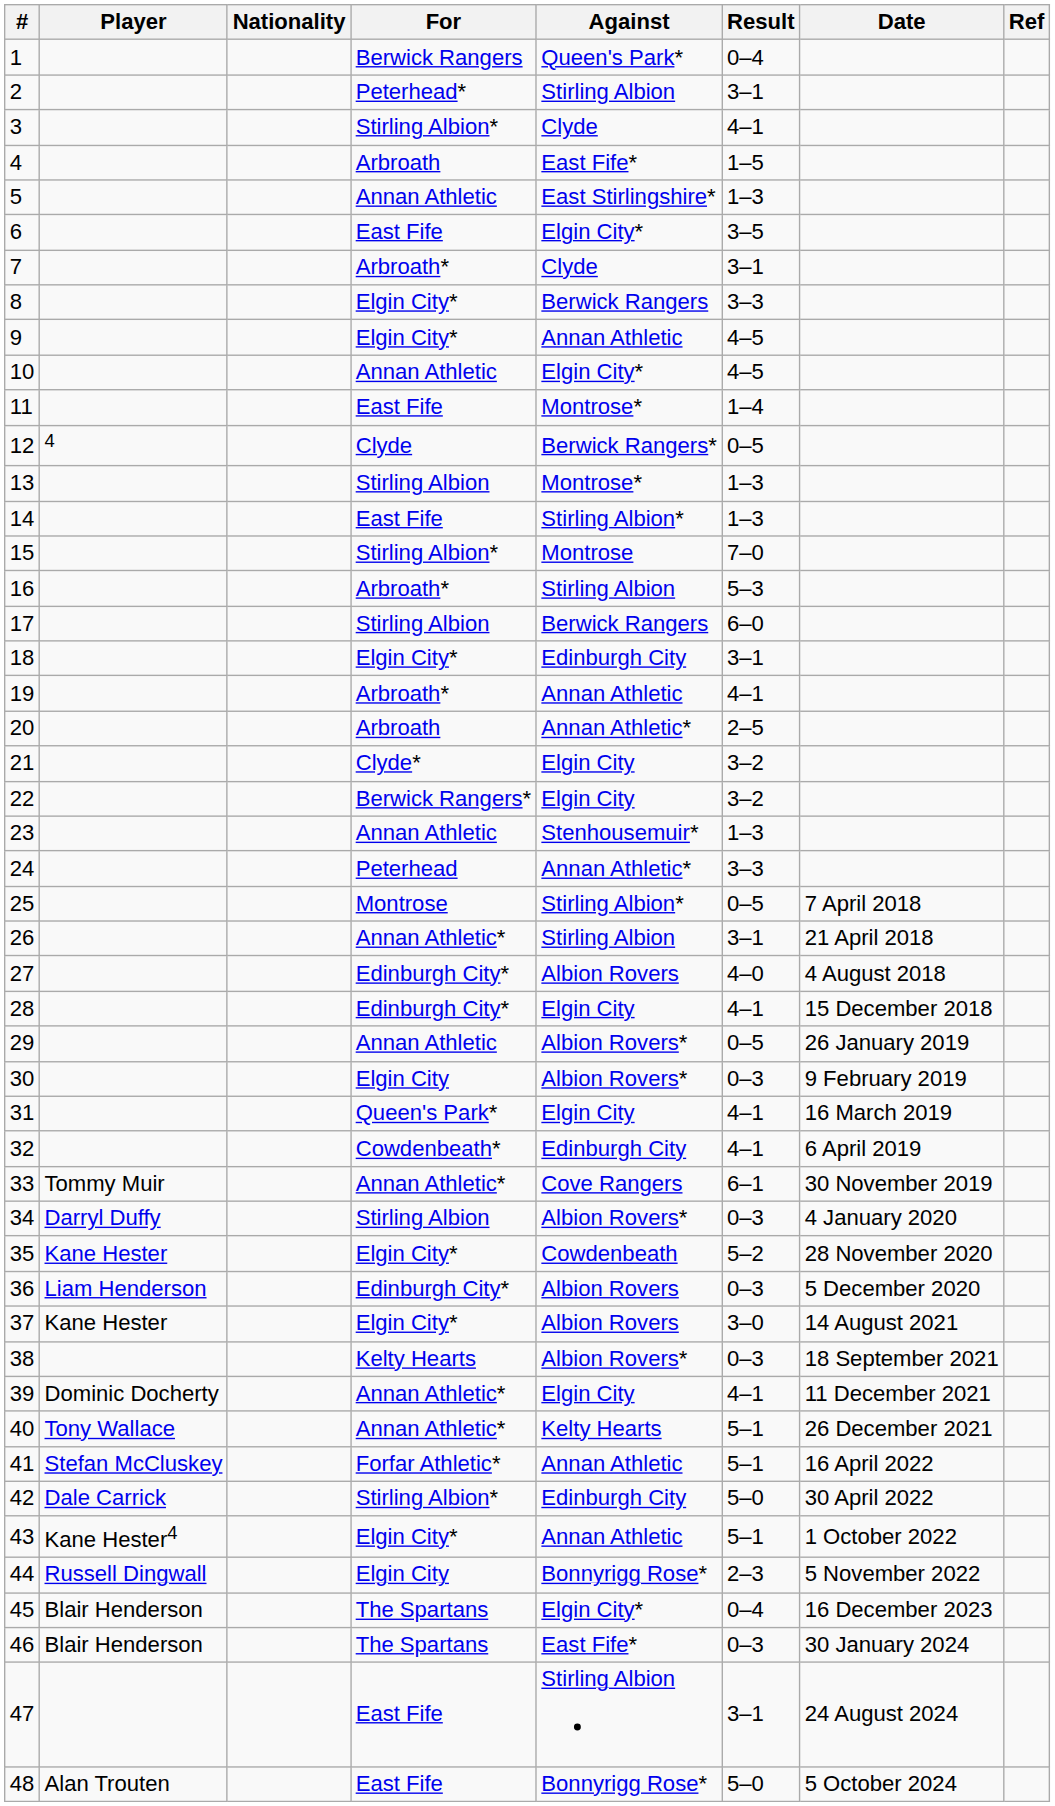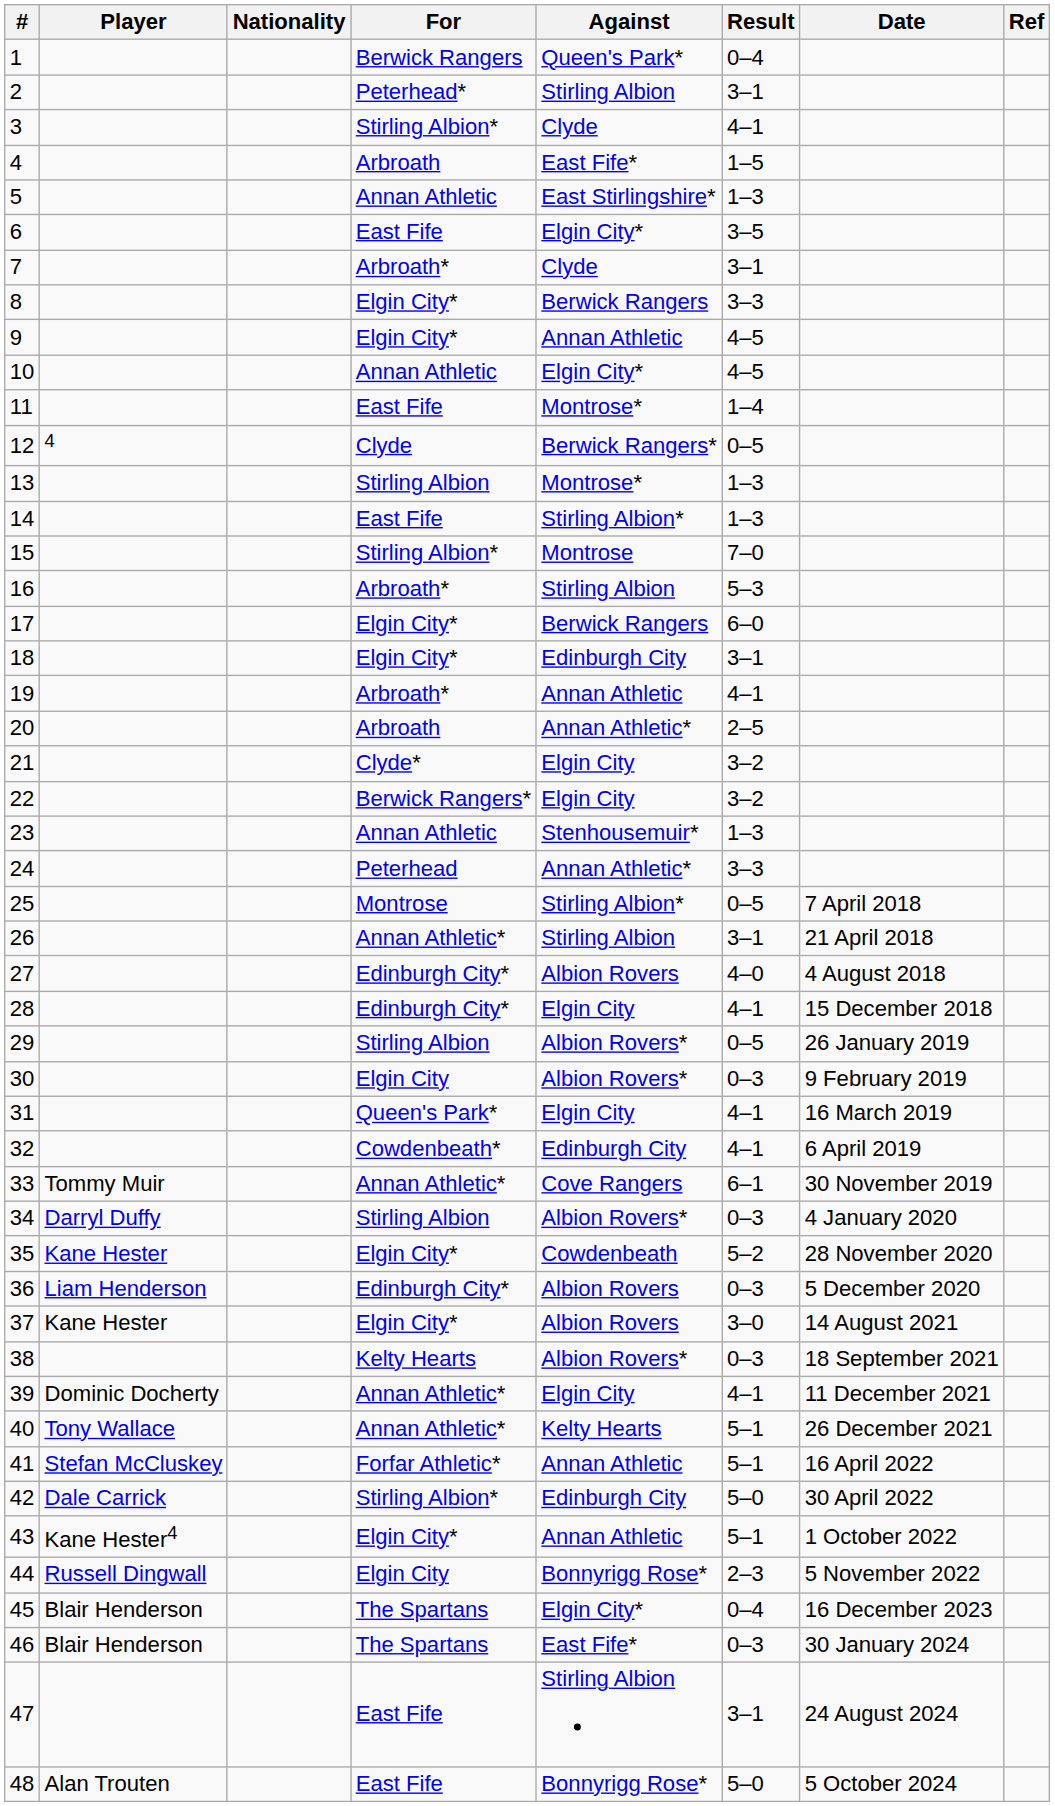(423, 623) Stirling Albion -> (407, 623) Elgin City*
(426, 1043) Annan Athletic -> (423, 1043) Stirling Albion
